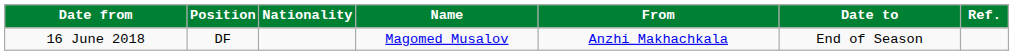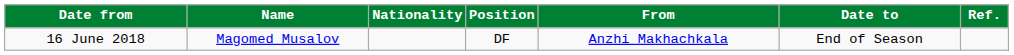columns swapped: (223, 16) <-> (447, 16)
